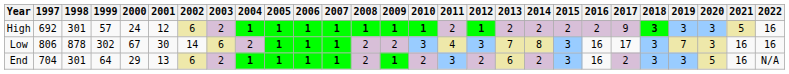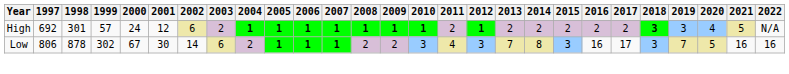(626, 29) 9 -> (626, 29) 2
(712, 29) 3 -> (712, 29) 4
(770, 29) 16 -> (770, 29) N/A
(712, 45) 3 -> (712, 45) 5
- row: (19, 61)
